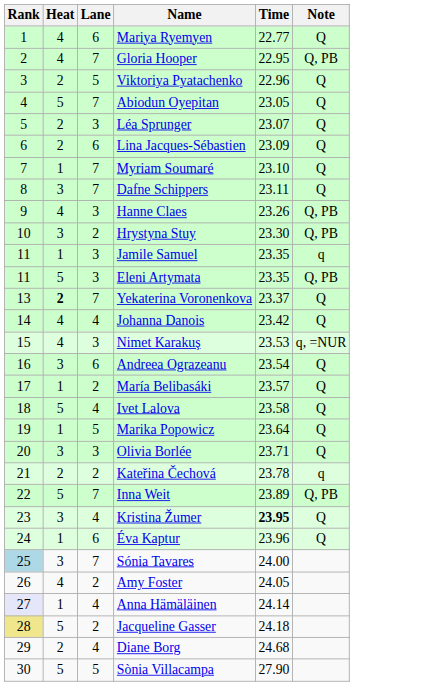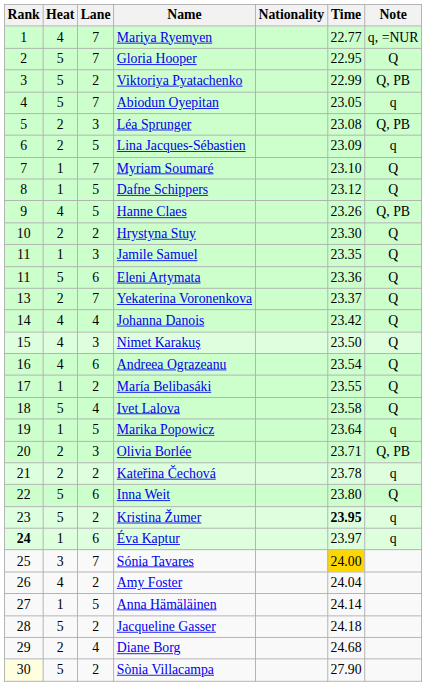+ column: (291, 15)
(96, 37) 6 -> (96, 37) 7
(321, 37) Q -> (393, 37) q, =NUR
(60, 59) 4 -> (60, 59) 5
(321, 59) Q, PB -> (393, 59) Q
(60, 80) 2 -> (60, 80) 5
(96, 80) 5 -> (96, 80) 2
(274, 80) 22.96 -> (346, 80) 22.99
(321, 80) Q -> (393, 80) Q, PB
(321, 102) Q -> (393, 102) q
(274, 124) 23.07 -> (346, 124) 23.08
(321, 124) Q -> (393, 124) Q, PB
(96, 146) 6 -> (96, 146) 5
(321, 146) Q -> (393, 146) q
(60, 189) 3 -> (60, 189) 1
(96, 189) 7 -> (96, 189) 5
(274, 189) 23.11 -> (346, 189) 23.12
(96, 211) 3 -> (96, 211) 5
(60, 233) 3 -> (60, 233) 2
(321, 233) Q, PB -> (393, 233) Q
(321, 255) q -> (393, 255) Q
(96, 277) 3 -> (96, 277) 6
(274, 277) 23.35 -> (346, 277) 23.36
(321, 277) Q, PB -> (393, 277) Q
(60, 299) bold -> (60, 299) normal
(274, 342) 23.53 -> (346, 342) 23.50
(321, 342) q, =NUR -> (393, 342) Q
(60, 364) 3 -> (60, 364) 4
(274, 386) 23.57 -> (346, 386) 23.55
(321, 430) Q -> (393, 430) q
(60, 451) 3 -> (60, 451) 2
(321, 451) Q -> (393, 451) Q, PB
(96, 495) 7 -> (96, 495) 6
(274, 495) 23.89 -> (346, 495) 23.80
(321, 495) Q, PB -> (393, 495) Q
(60, 517) 3 -> (60, 517) 5
(96, 517) 4 -> (96, 517) 2
(321, 517) Q -> (393, 517) q
(24, 539) normal -> (24, 539) bold
(274, 539) 23.96 -> (346, 539) 23.97
(321, 539) Q -> (393, 539) q
(24, 560) lightblue background -> (24, 560) no background
(274, 560) no background -> (346, 560) gold background
(274, 582) 24.05 -> (346, 582) 24.04
(24, 604) lavender background -> (24, 604) no background
(96, 604) 4 -> (96, 604) 5
(24, 626) khaki background -> (24, 626) no background
(24, 670) no background -> (24, 670) lightyellow background
(96, 670) 5 -> (96, 670) 2
